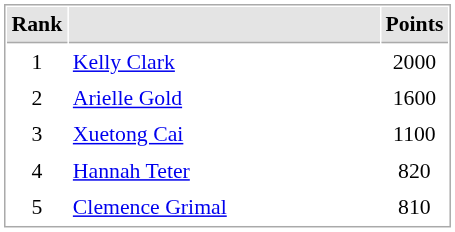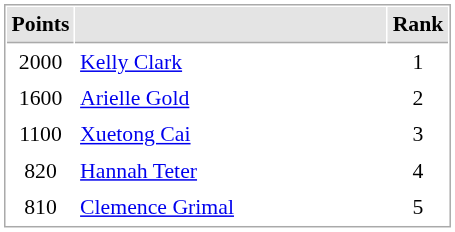columns swapped: (37, 24) <-> (414, 24)
